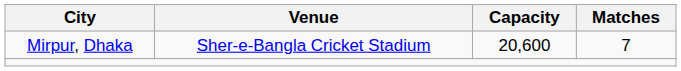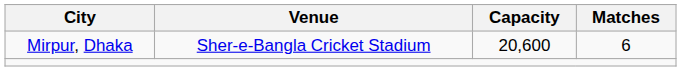(626, 44) 7 -> (626, 44) 6
